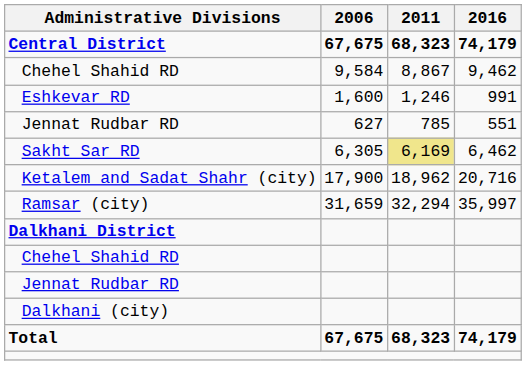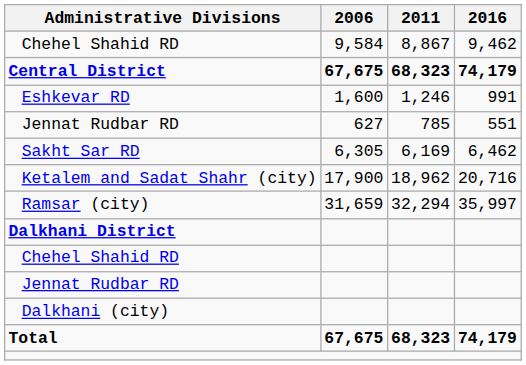rows swapped: (87, 45) <-> (100, 71)
(426, 151) khaki background -> (426, 151) no background
